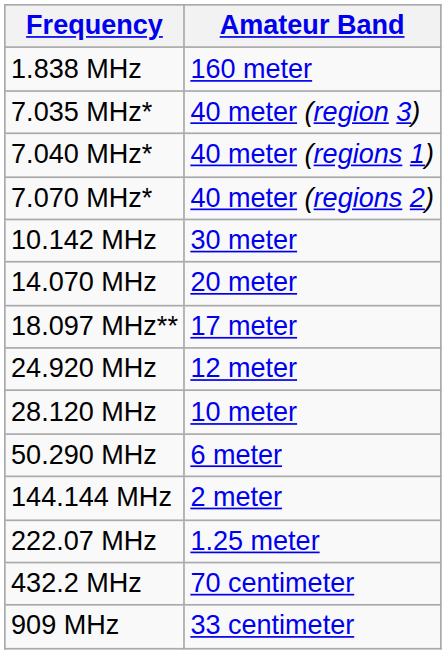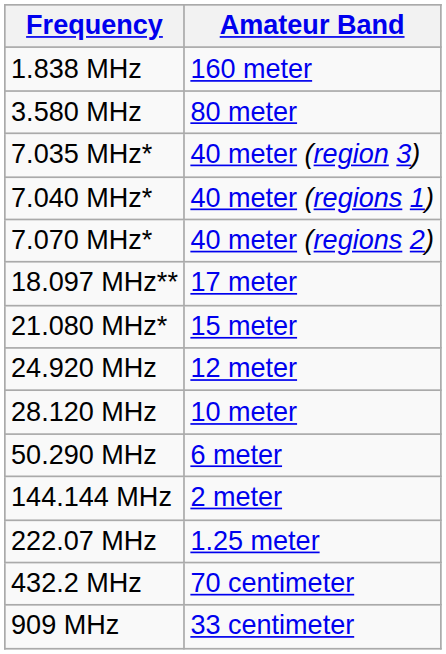+ row: (76, 111)
- row: (84, 240)
- row: (84, 283)
+ row: (89, 326)
